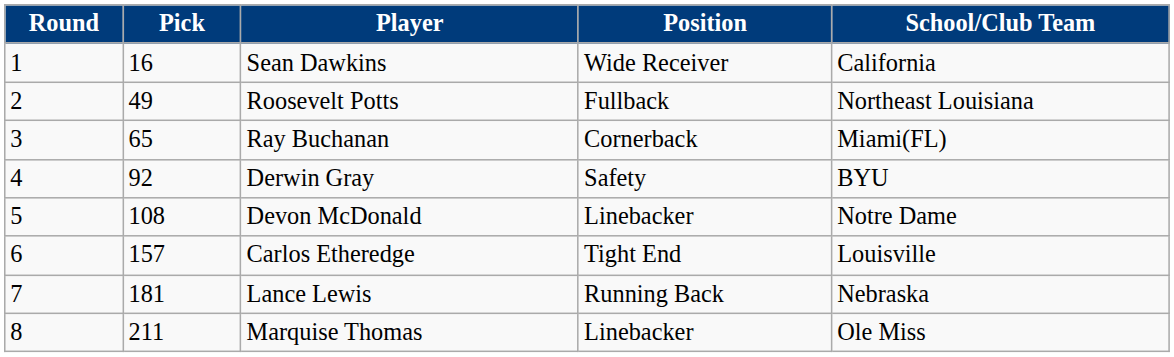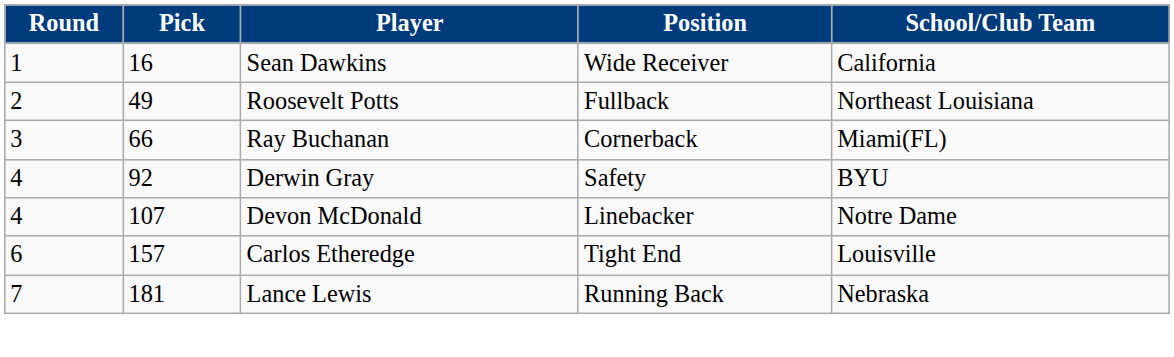(141, 139) 65 -> (141, 139) 66
(16, 216) 5 -> (16, 216) 4
(147, 216) 108 -> (147, 216) 107
- row: (335, 332)
